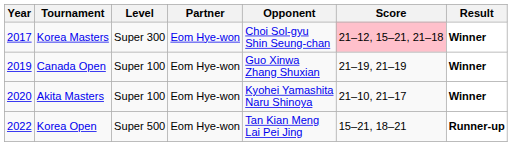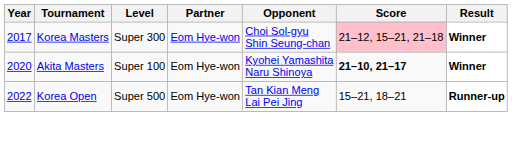- row: (71, 67)
(373, 97) normal -> (373, 67) bold
